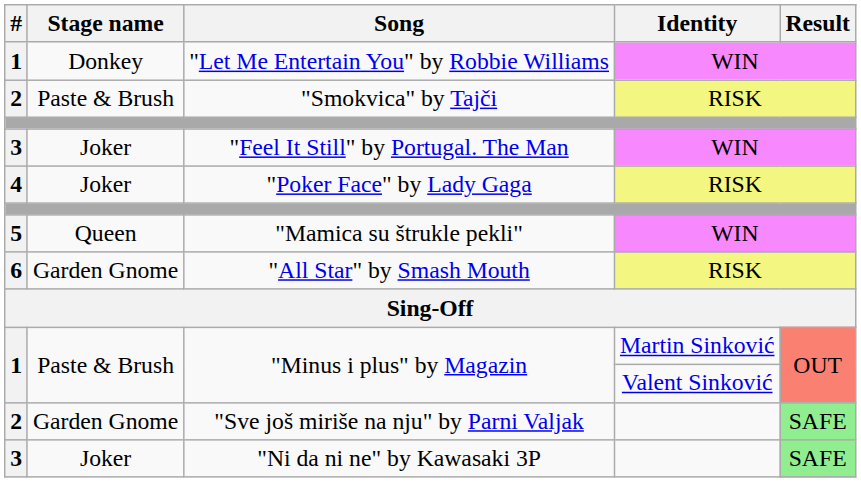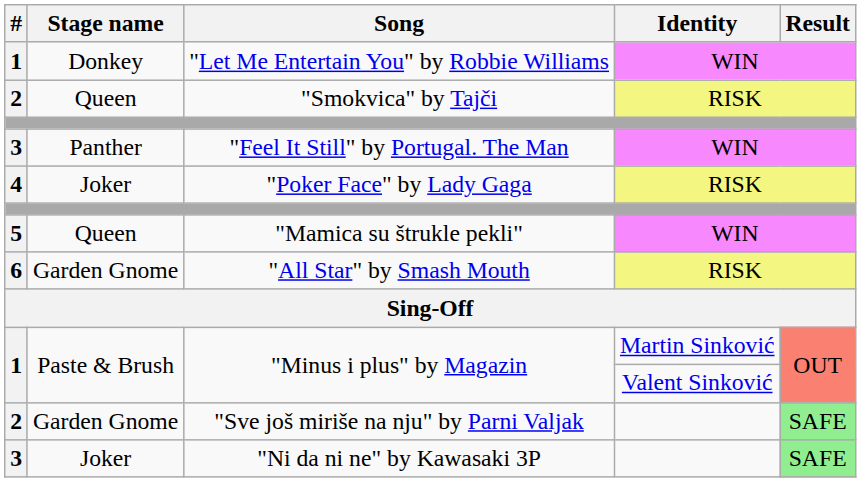(106, 98) Paste & Brush -> (106, 98) Queen
(106, 146) Joker -> (106, 146) Panther
